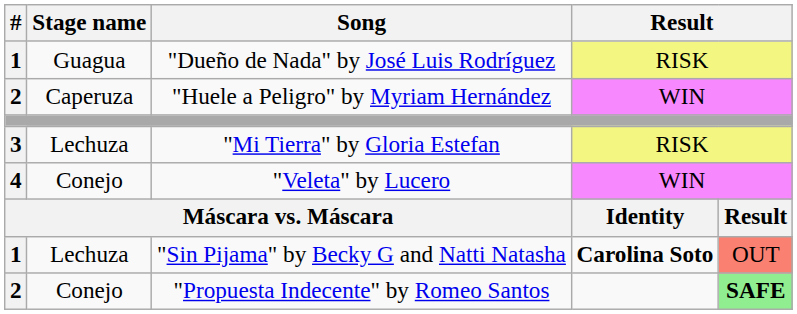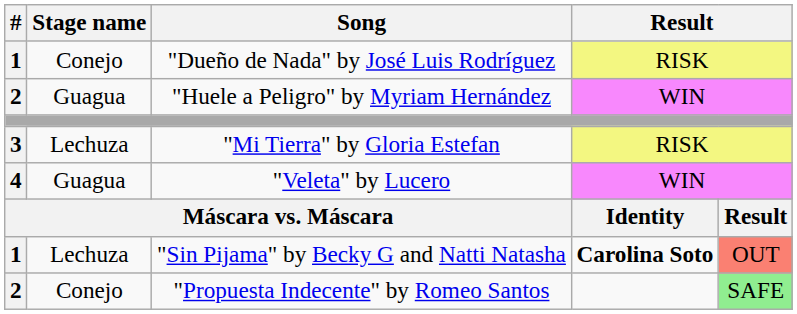(89, 59) Guagua -> (89, 59) Conejo
(89, 96) Caperuza -> (89, 96) Guagua
(89, 180) Conejo -> (89, 180) Guagua
(756, 291) bold -> (756, 291) normal
